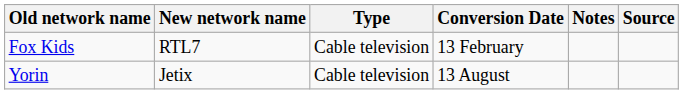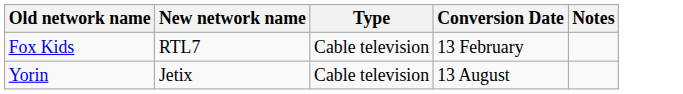- column: (649, 18)
